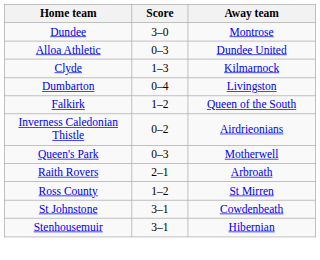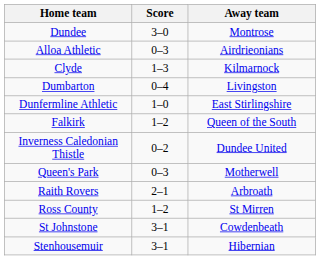(252, 50) Dundee United -> (252, 50) Airdrieonians
+ row: (68, 104)
(252, 129) Airdrieonians -> (252, 148) Dundee United
